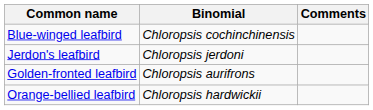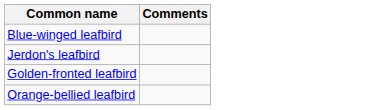- column: (219, 14)
